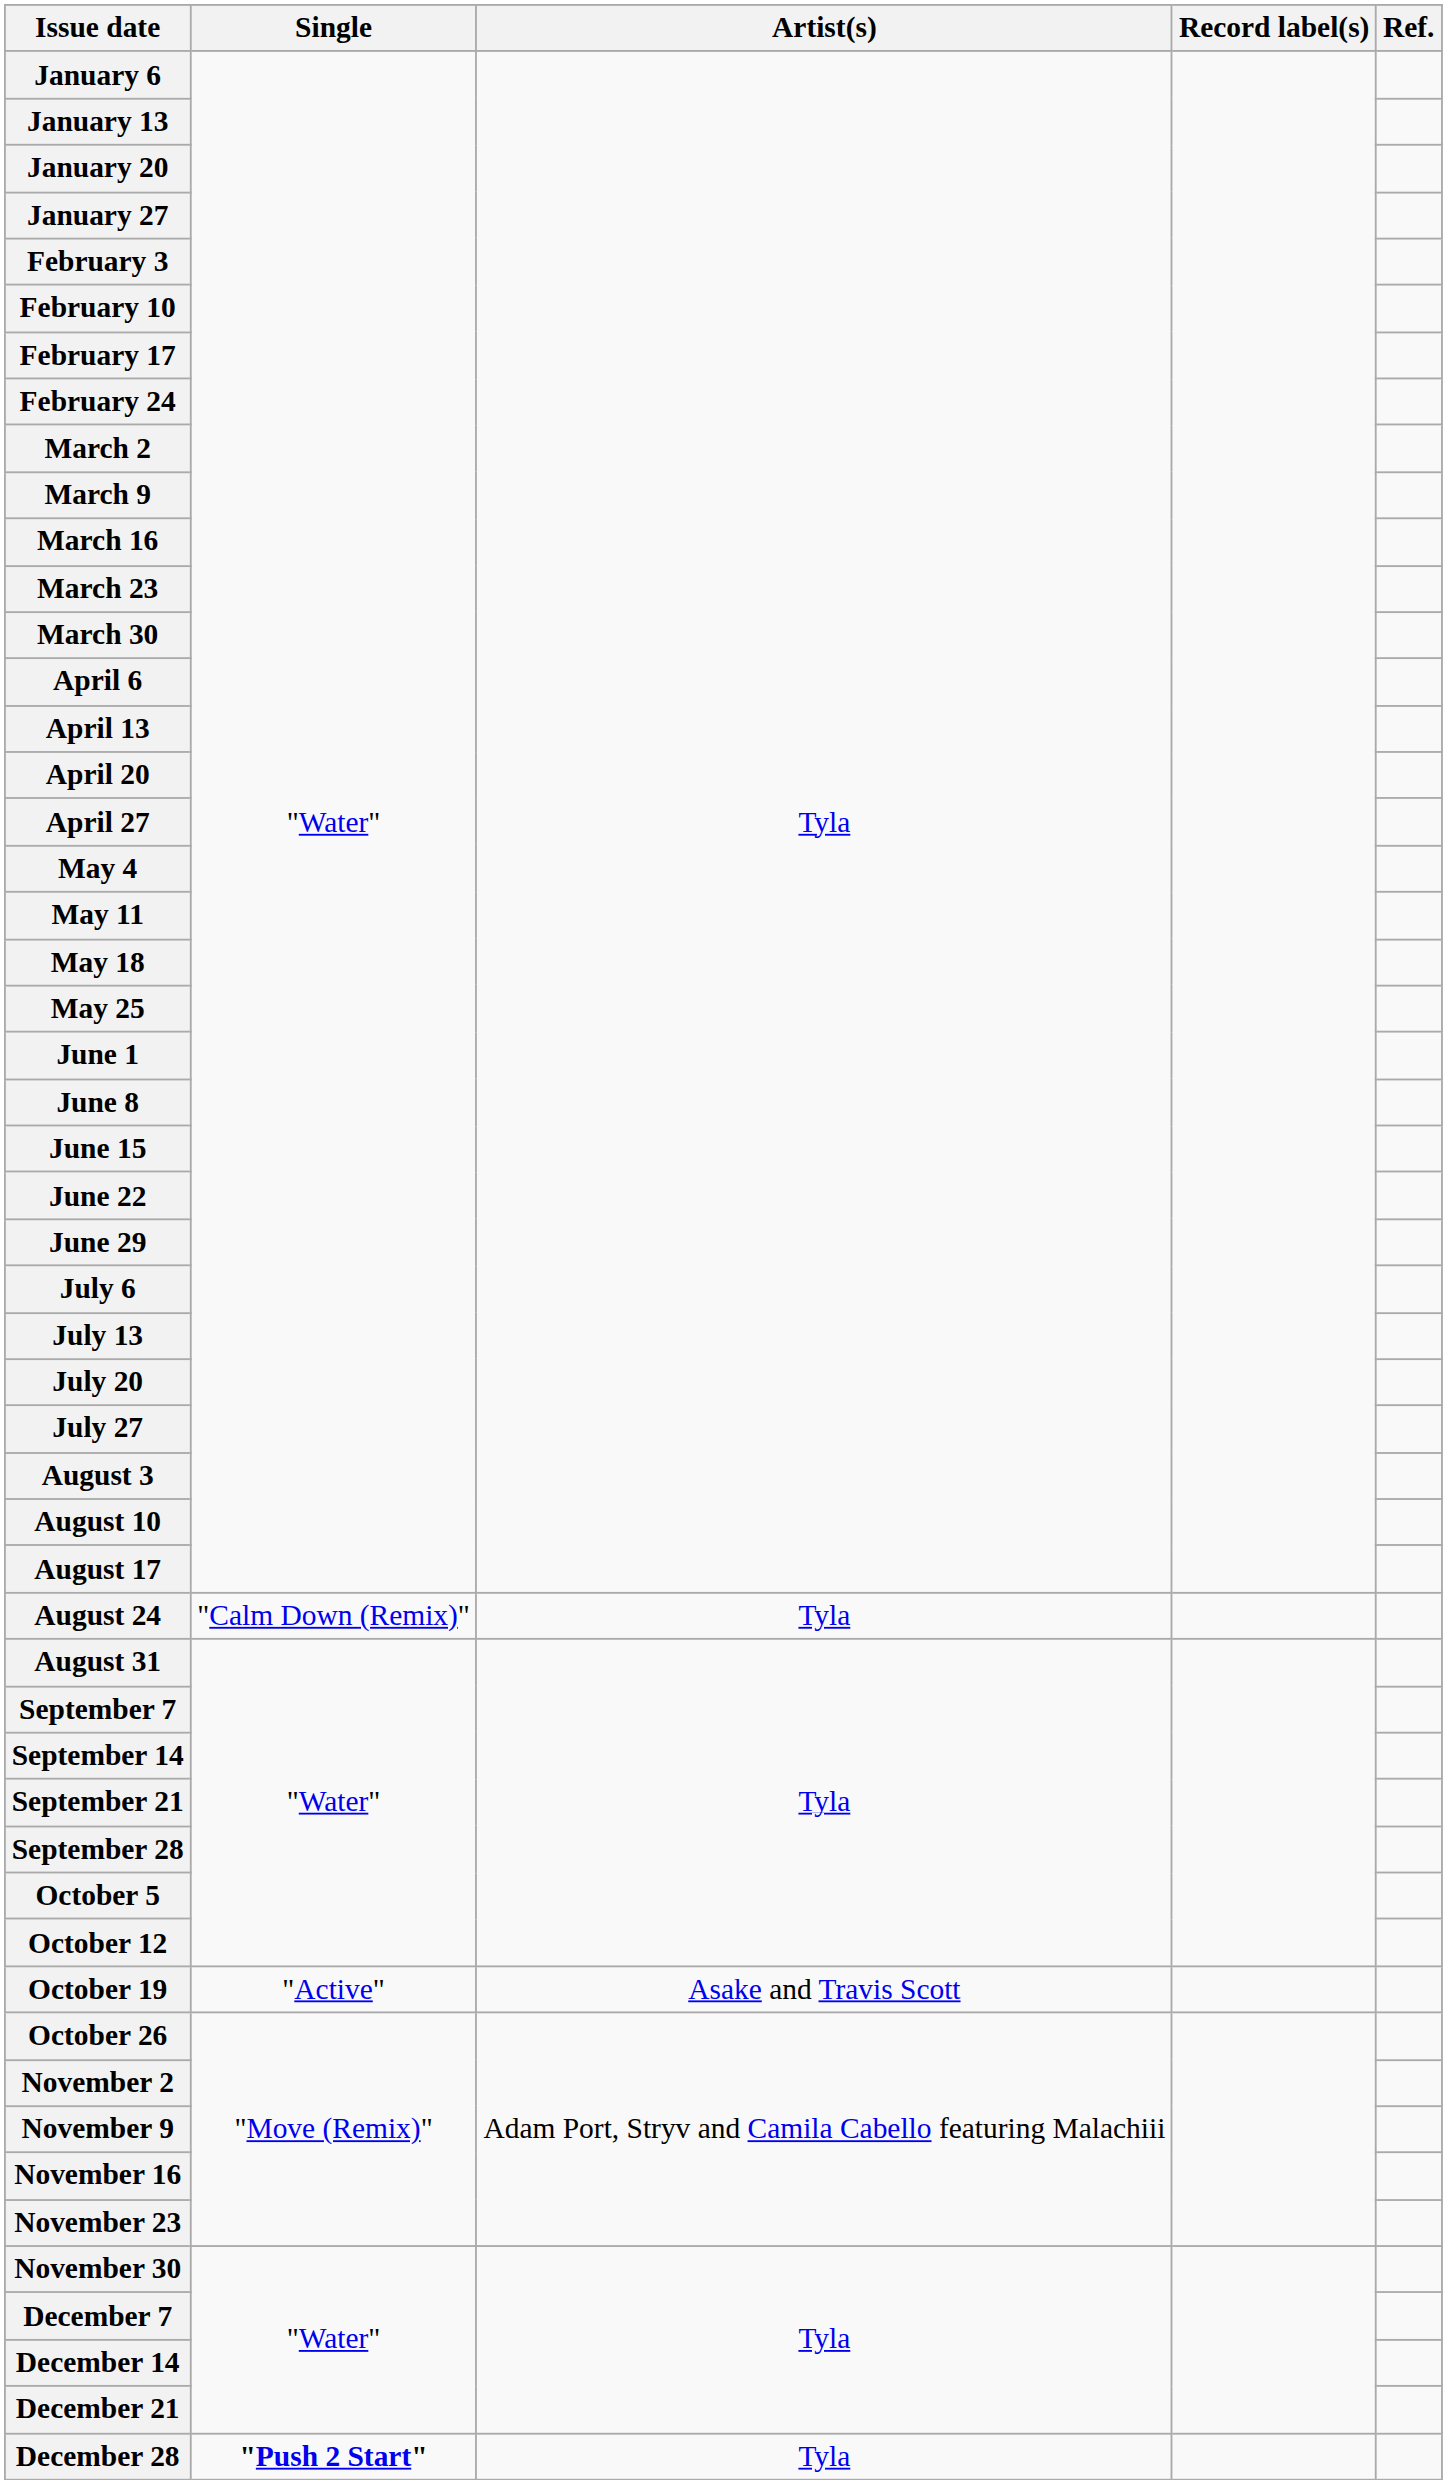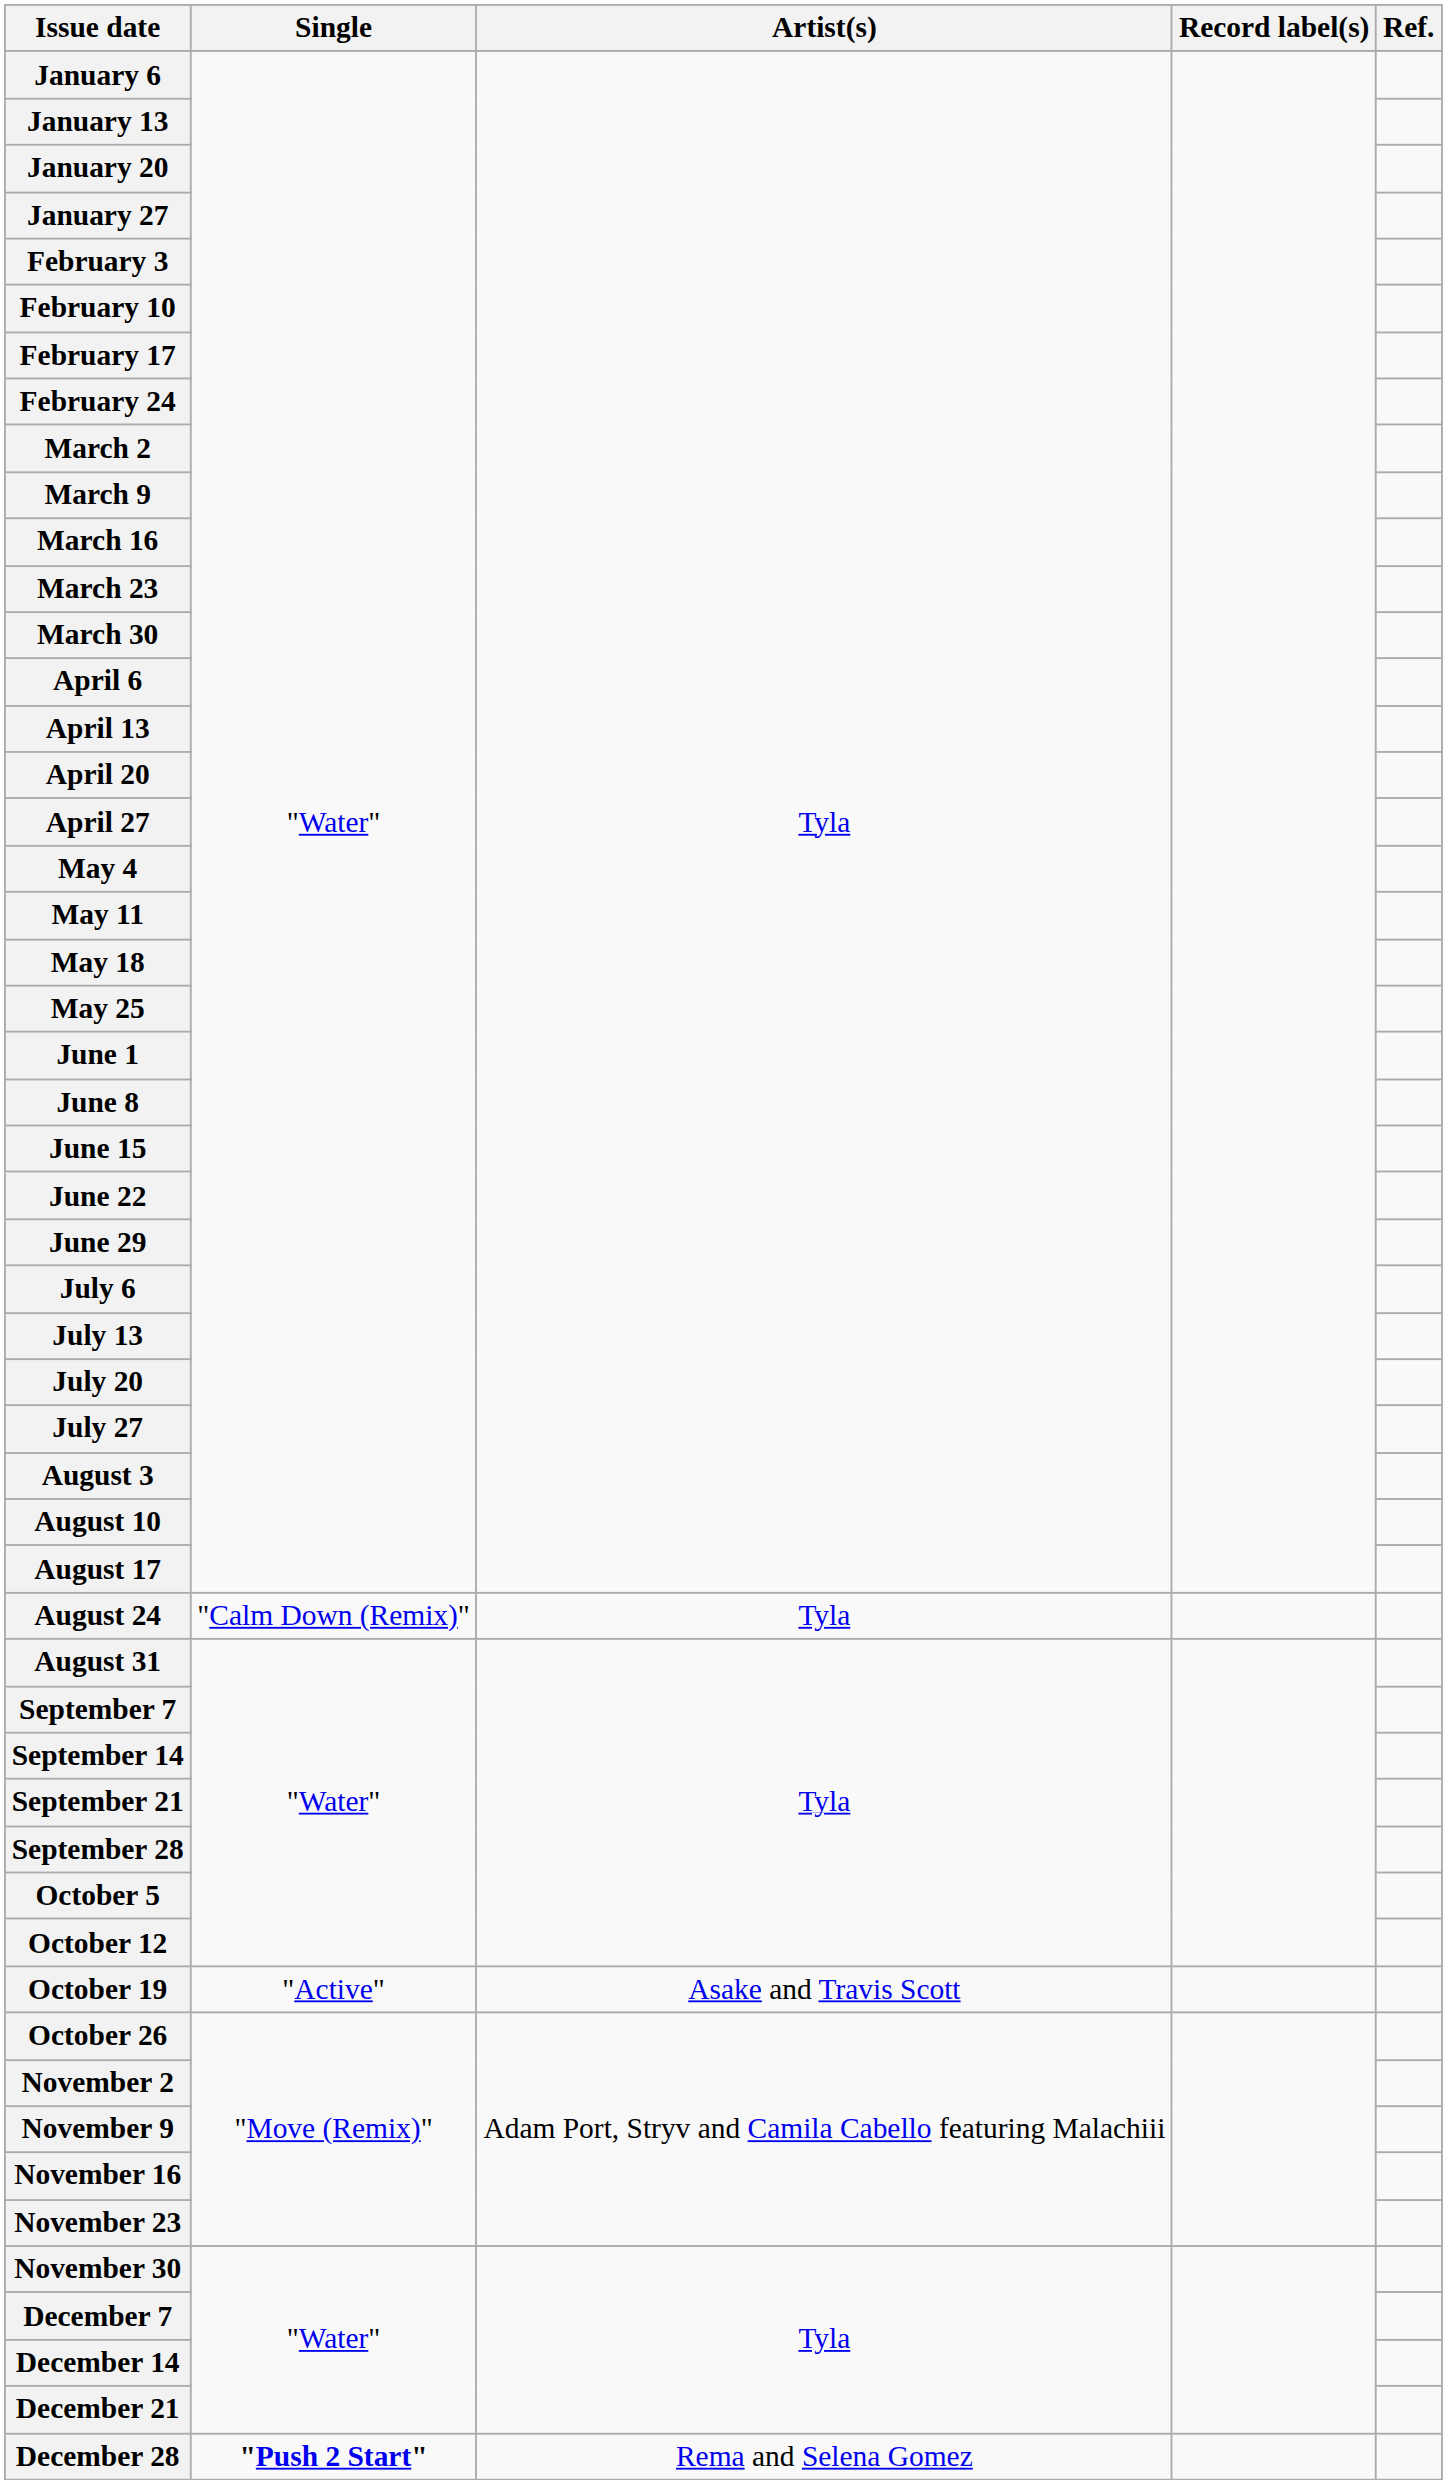(824, 2455) Tyla -> (824, 2455) Rema and Selena Gomez
